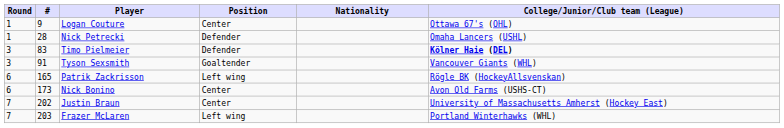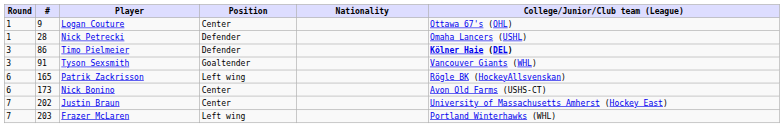(42, 50) 83 -> (42, 50) 86
